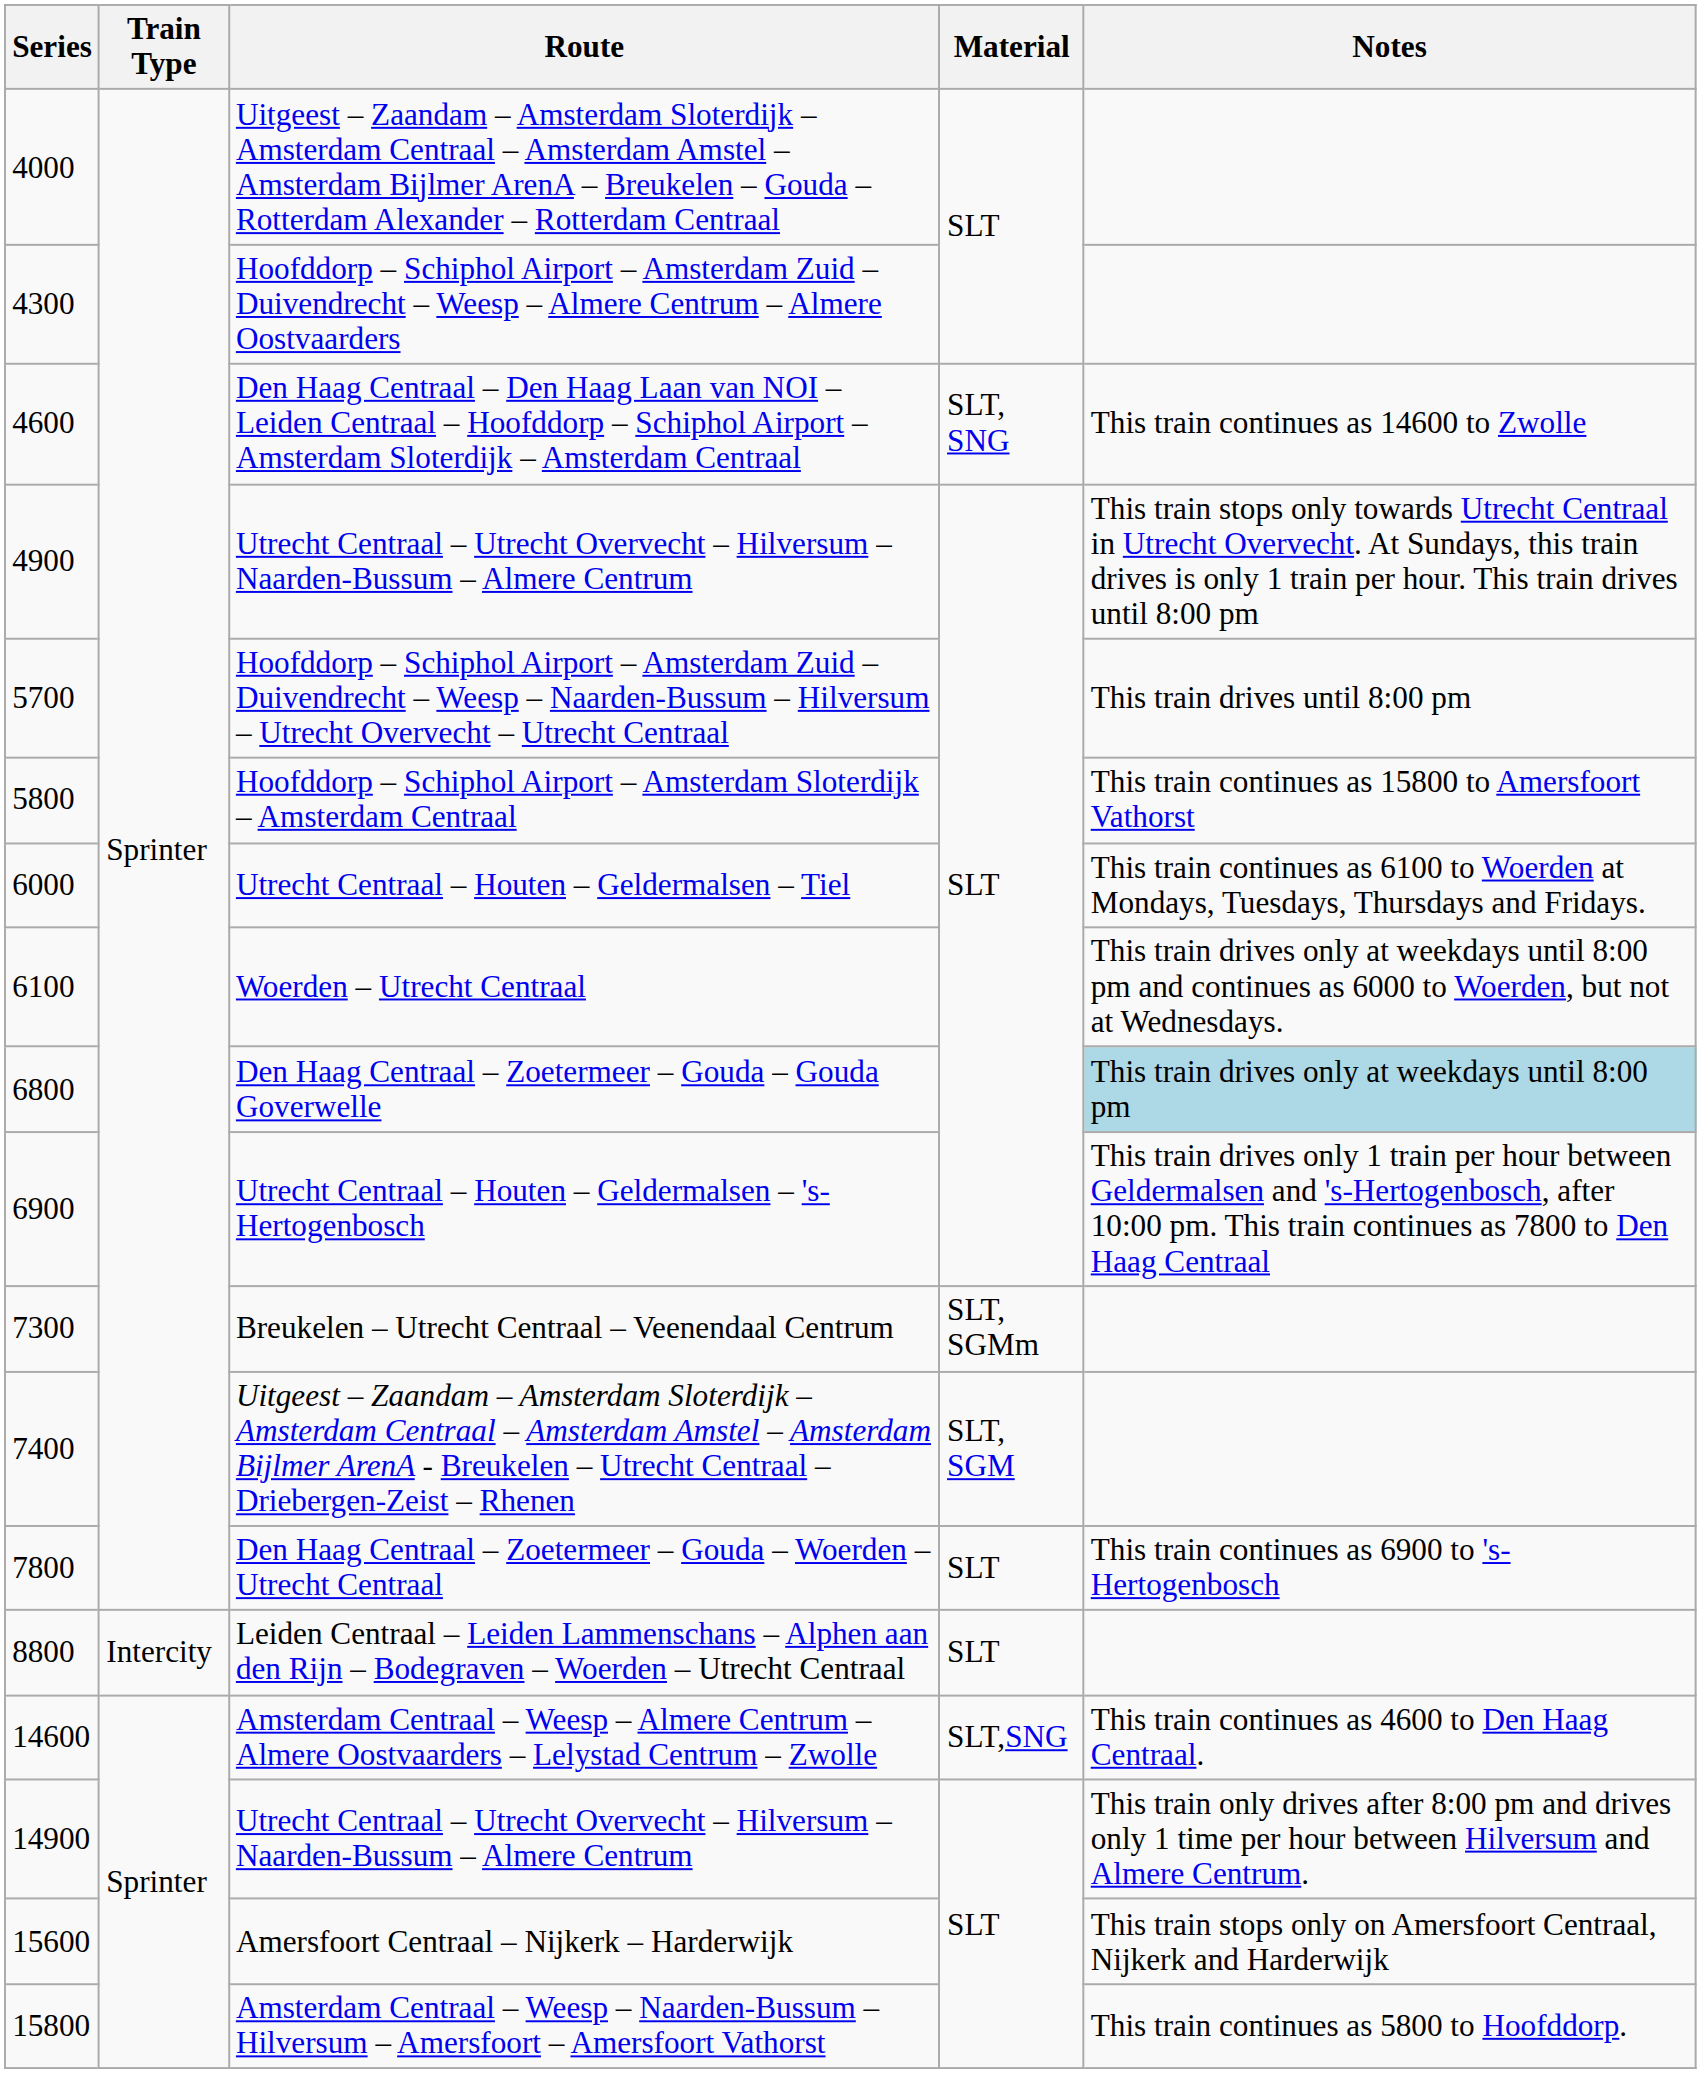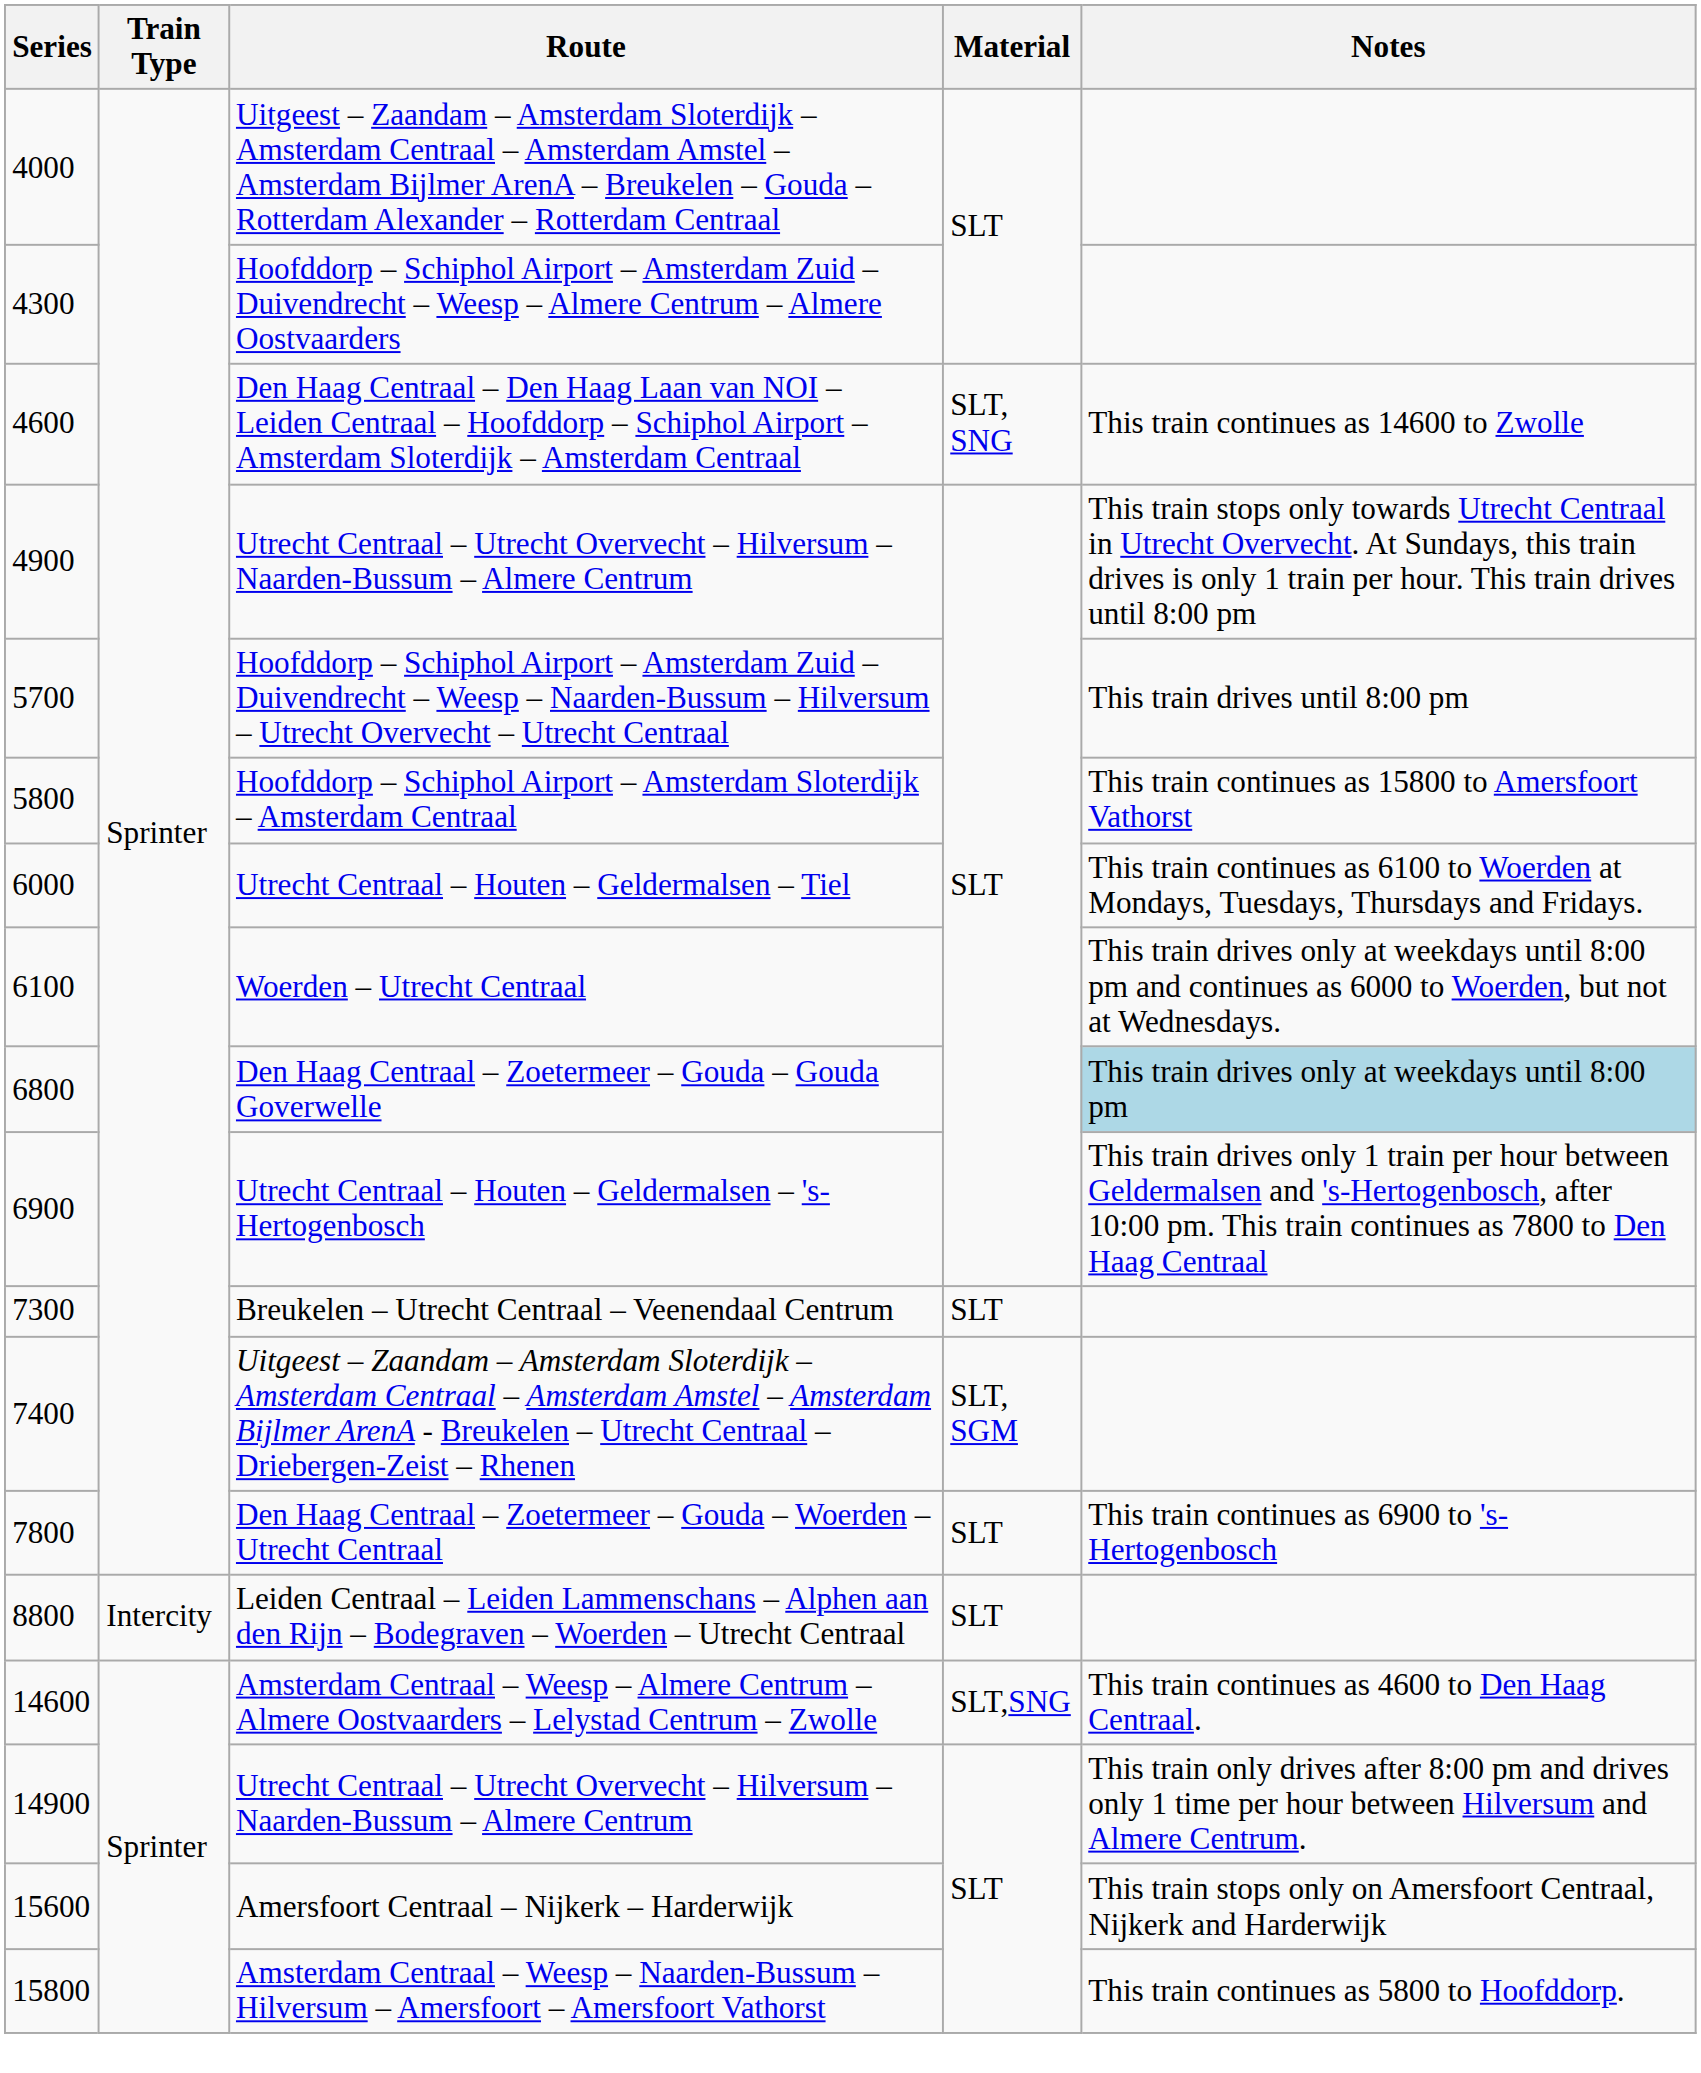(993, 1328) SLT, SGMm -> (977, 1310) SLT
